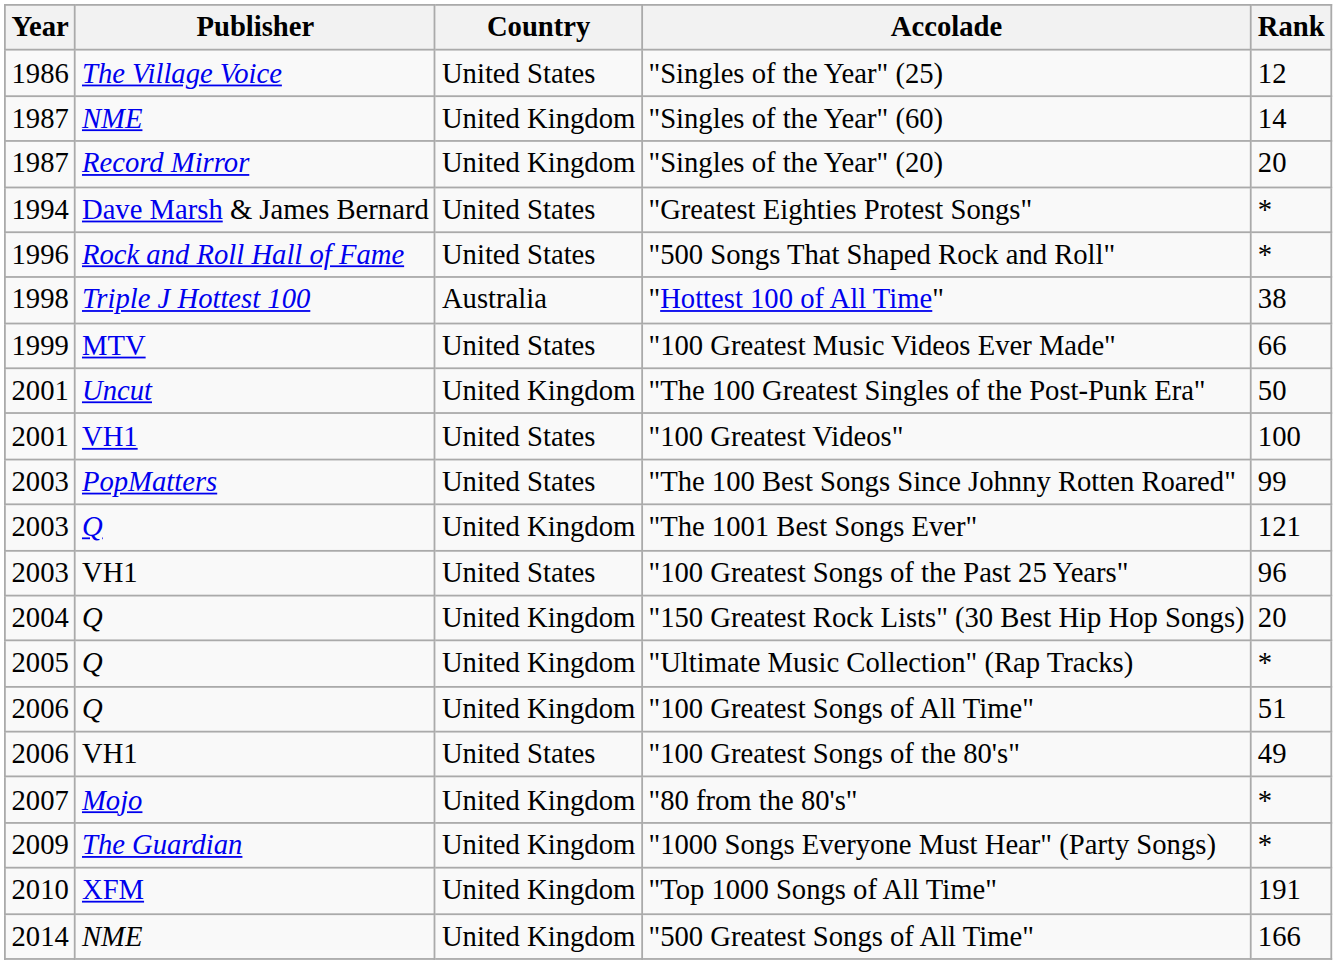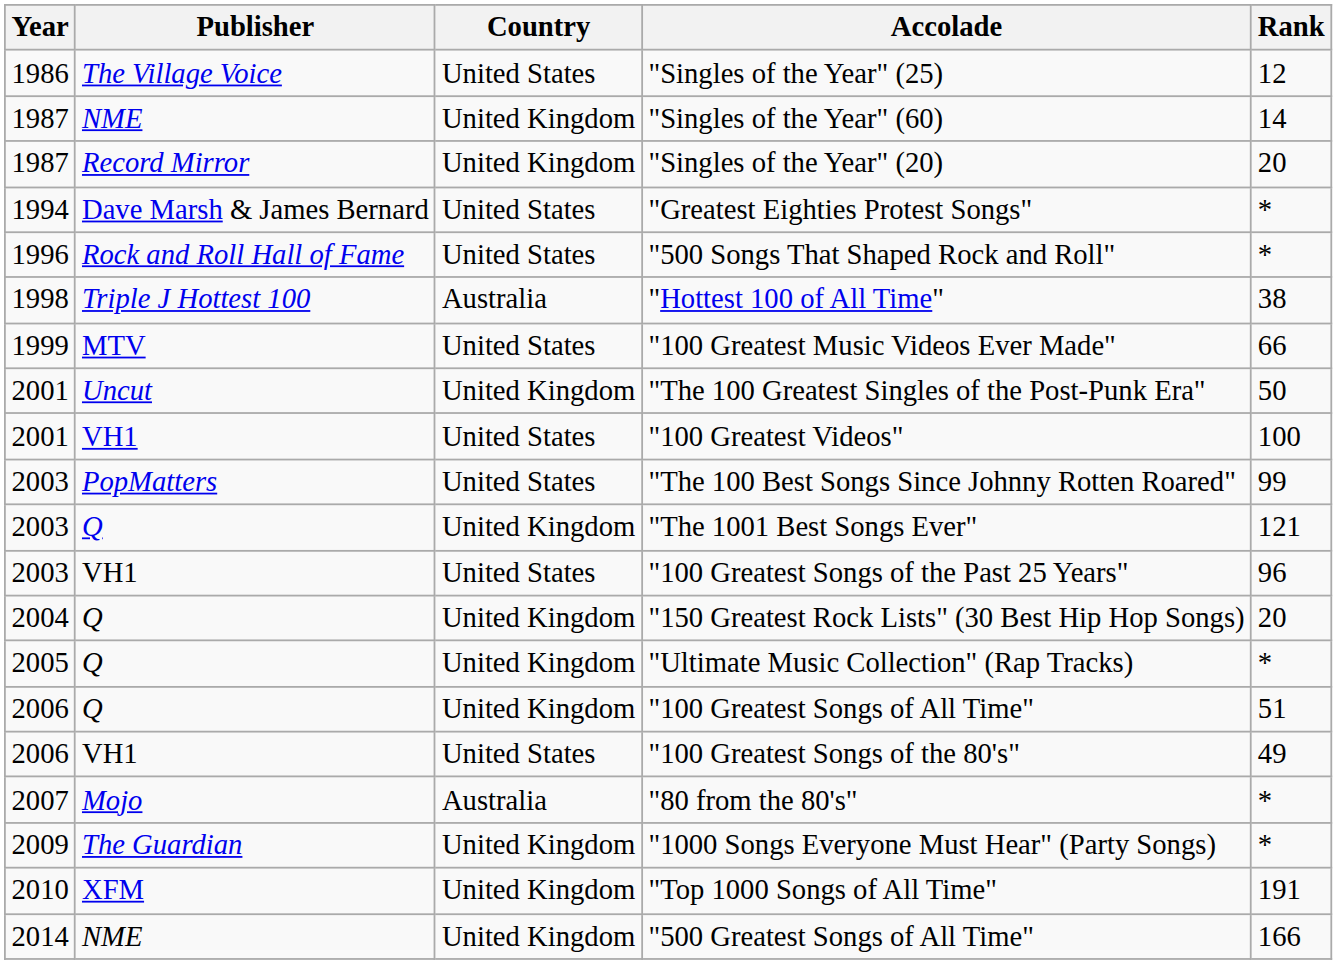(539, 799) United Kingdom -> (494, 799) Australia
